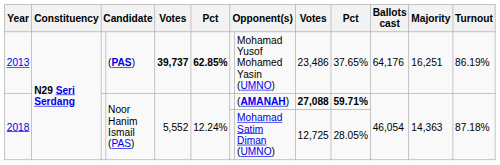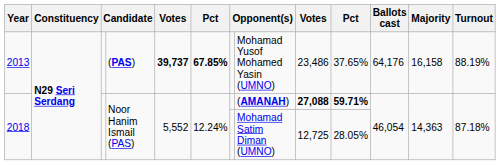(210, 63) 62.85% -> (210, 63) 67.85%
(427, 63) 16,251 -> (427, 63) 16,158
(472, 63) 86.19% -> (472, 63) 88.19%
